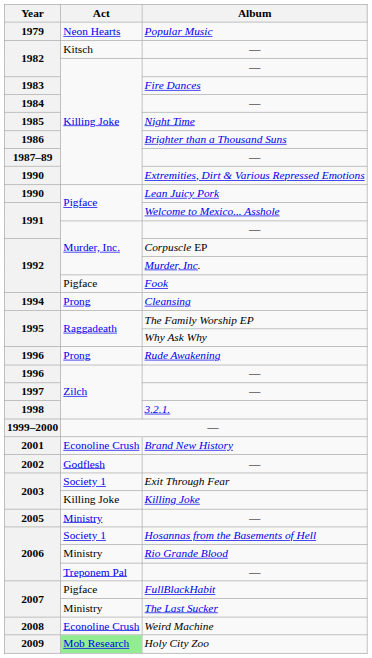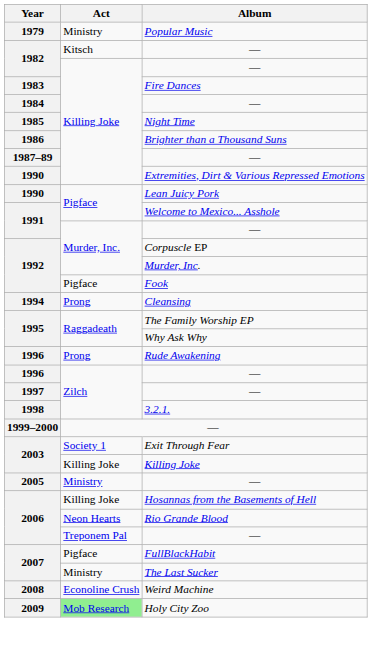(92, 31) Neon Hearts -> (83, 31) Ministry
- row: (33, 445)
- row: (33, 463)
(85, 535) Society 1 -> (91, 499) Killing Joke
(83, 553) Ministry -> (92, 517) Neon Hearts
